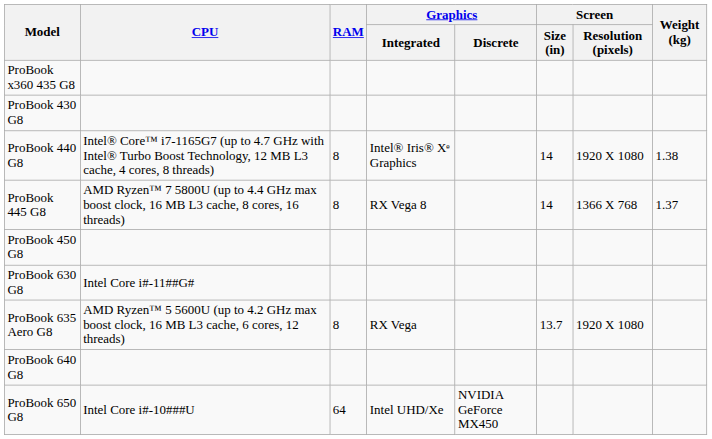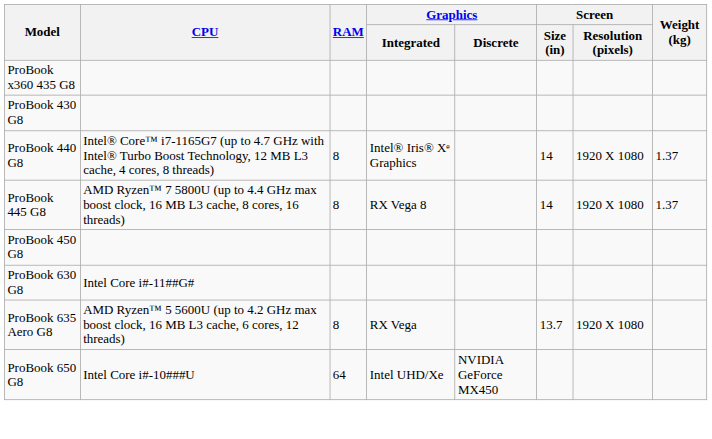(667, 155) 1.38 -> (667, 155) 1.37
(607, 205) 1366 X 768 -> (610, 205) 1920 X 1080
- row: (42, 367)
